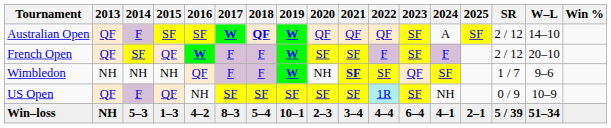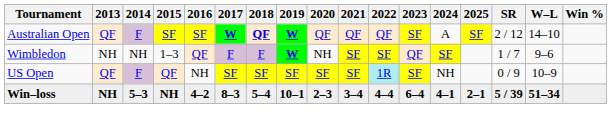- row: (40, 53)
(169, 73) NH -> (169, 53) 1–3
(353, 73) bold -> (353, 53) normal
(169, 113) 1–3 -> (169, 93) NH
